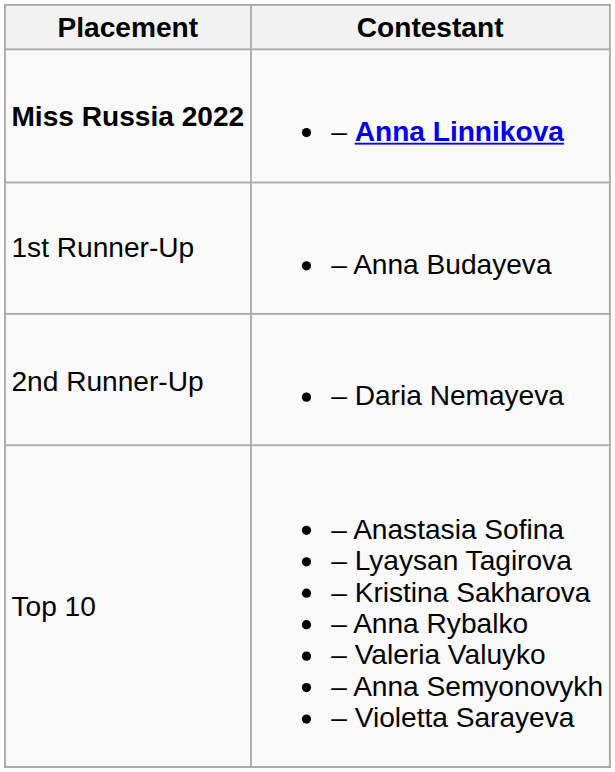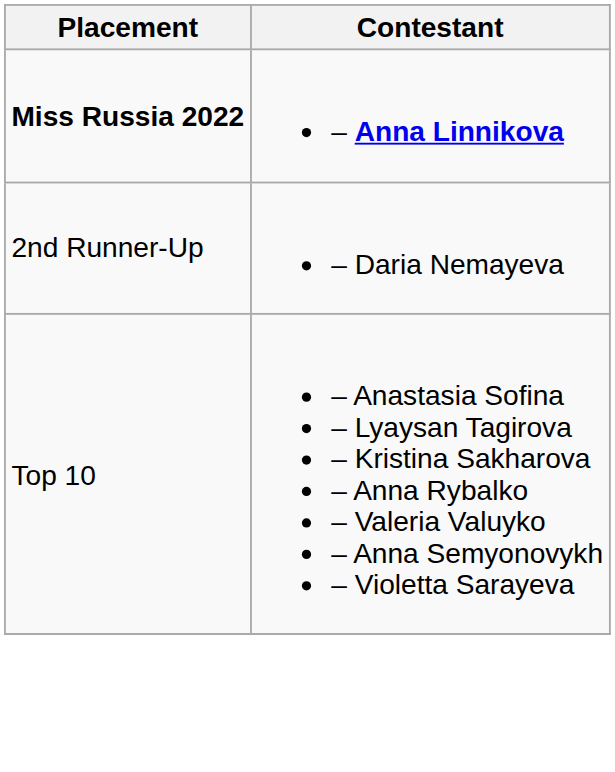- row: (103, 248)
